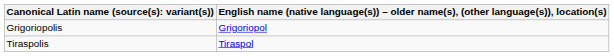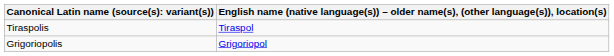rows swapped: (34, 28) <-> (28, 43)
